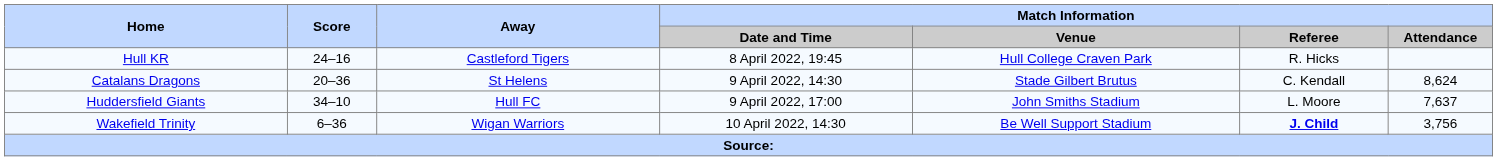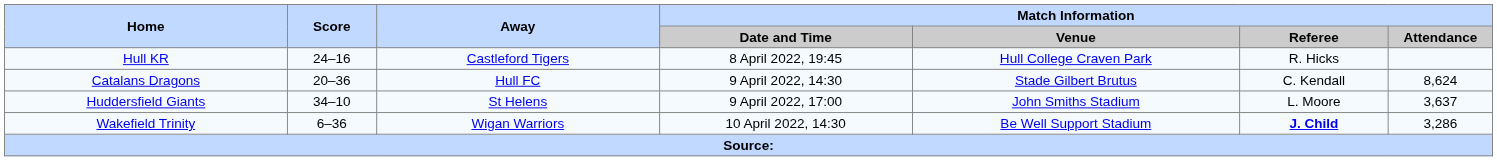(518, 80) St Helens -> (518, 80) Hull FC
(518, 102) Hull FC -> (518, 102) St Helens
(1440, 102) 7,637 -> (1440, 102) 3,637
(1440, 123) 3,756 -> (1440, 123) 3,286
